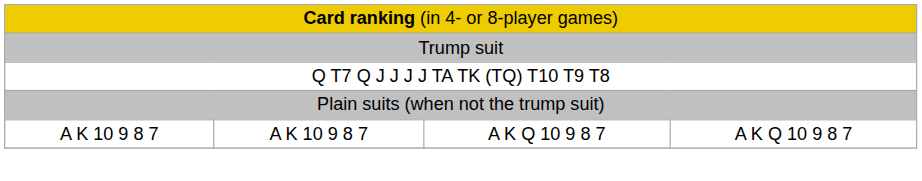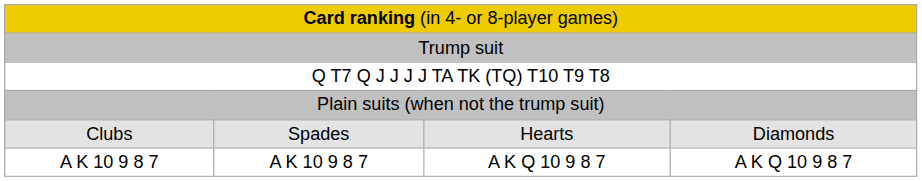+ row: (109, 133)
